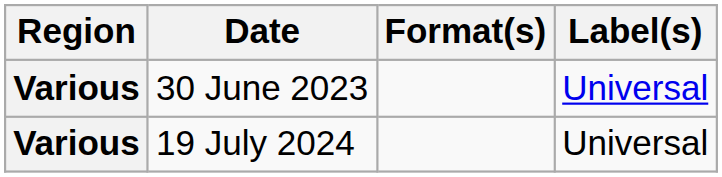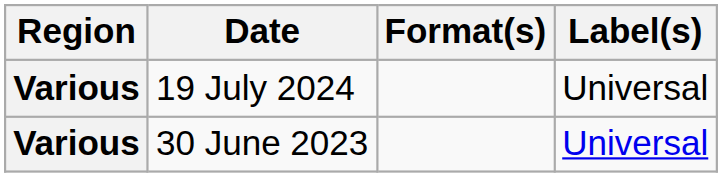rows swapped: (262, 87) <-> (255, 143)
